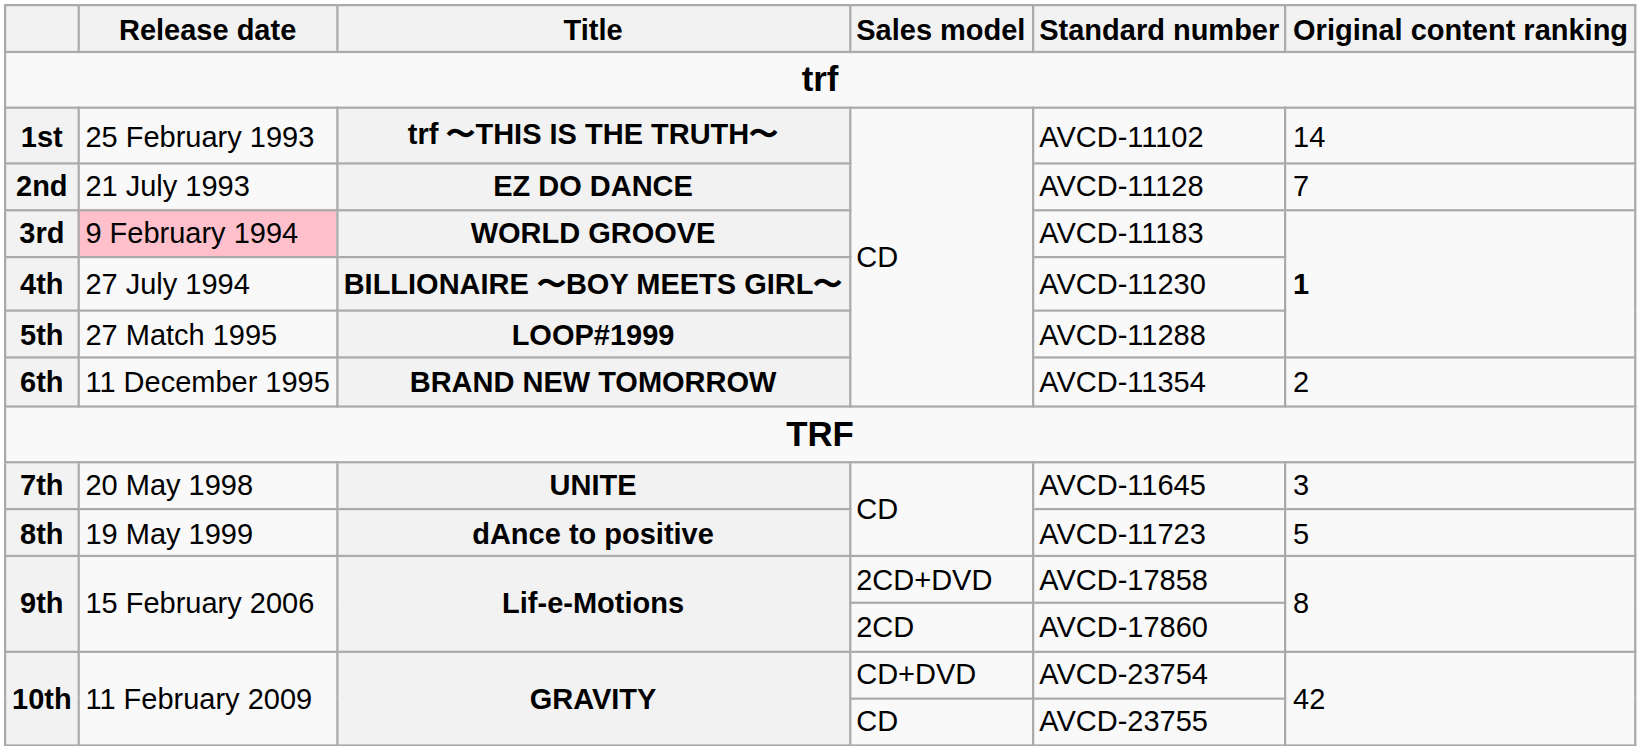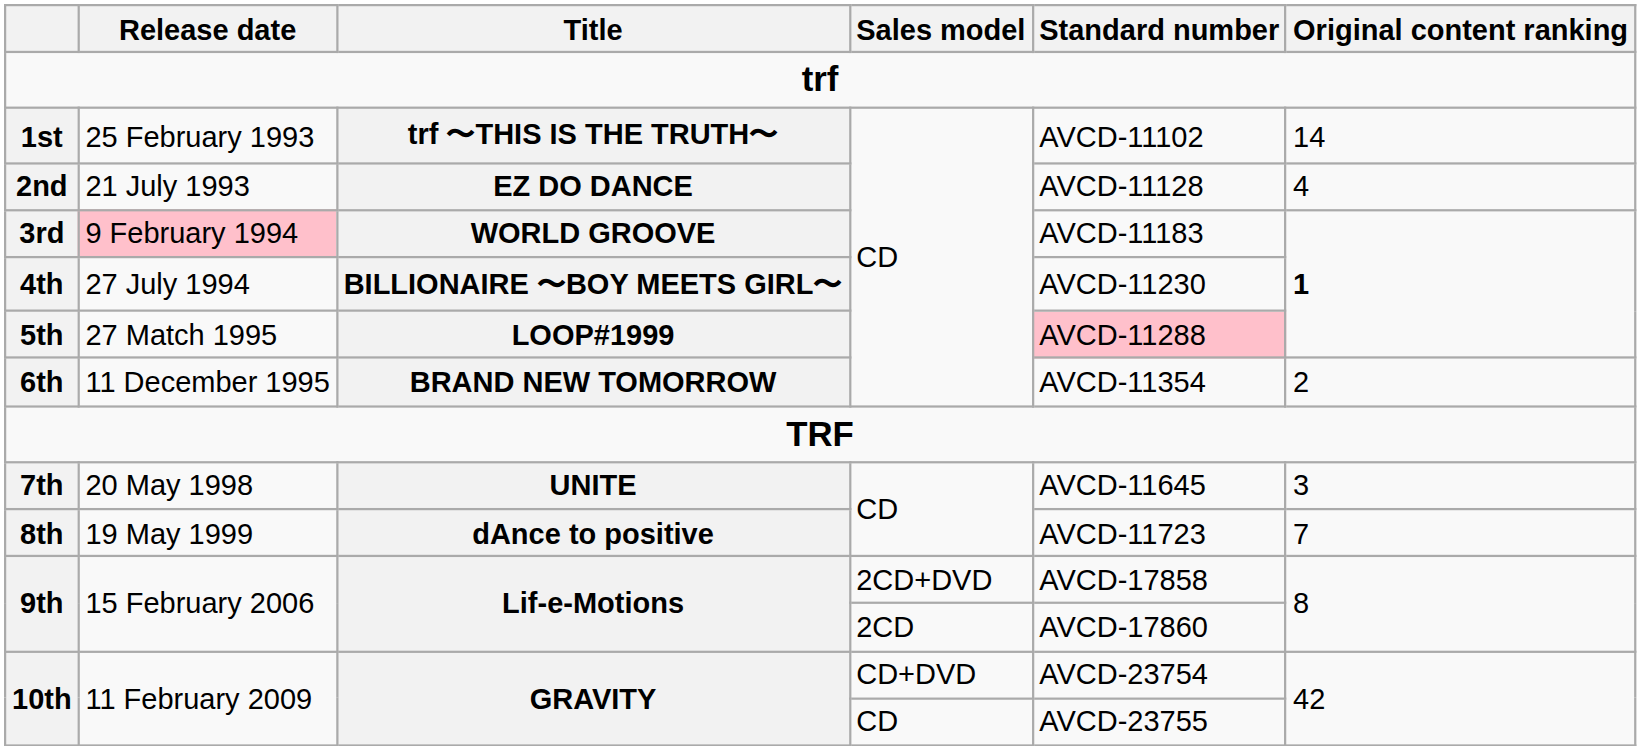(1301, 186) 7 -> (1301, 186) 4
(1123, 335) no background -> (1123, 335) pink background
(1301, 533) 5 -> (1301, 533) 7
